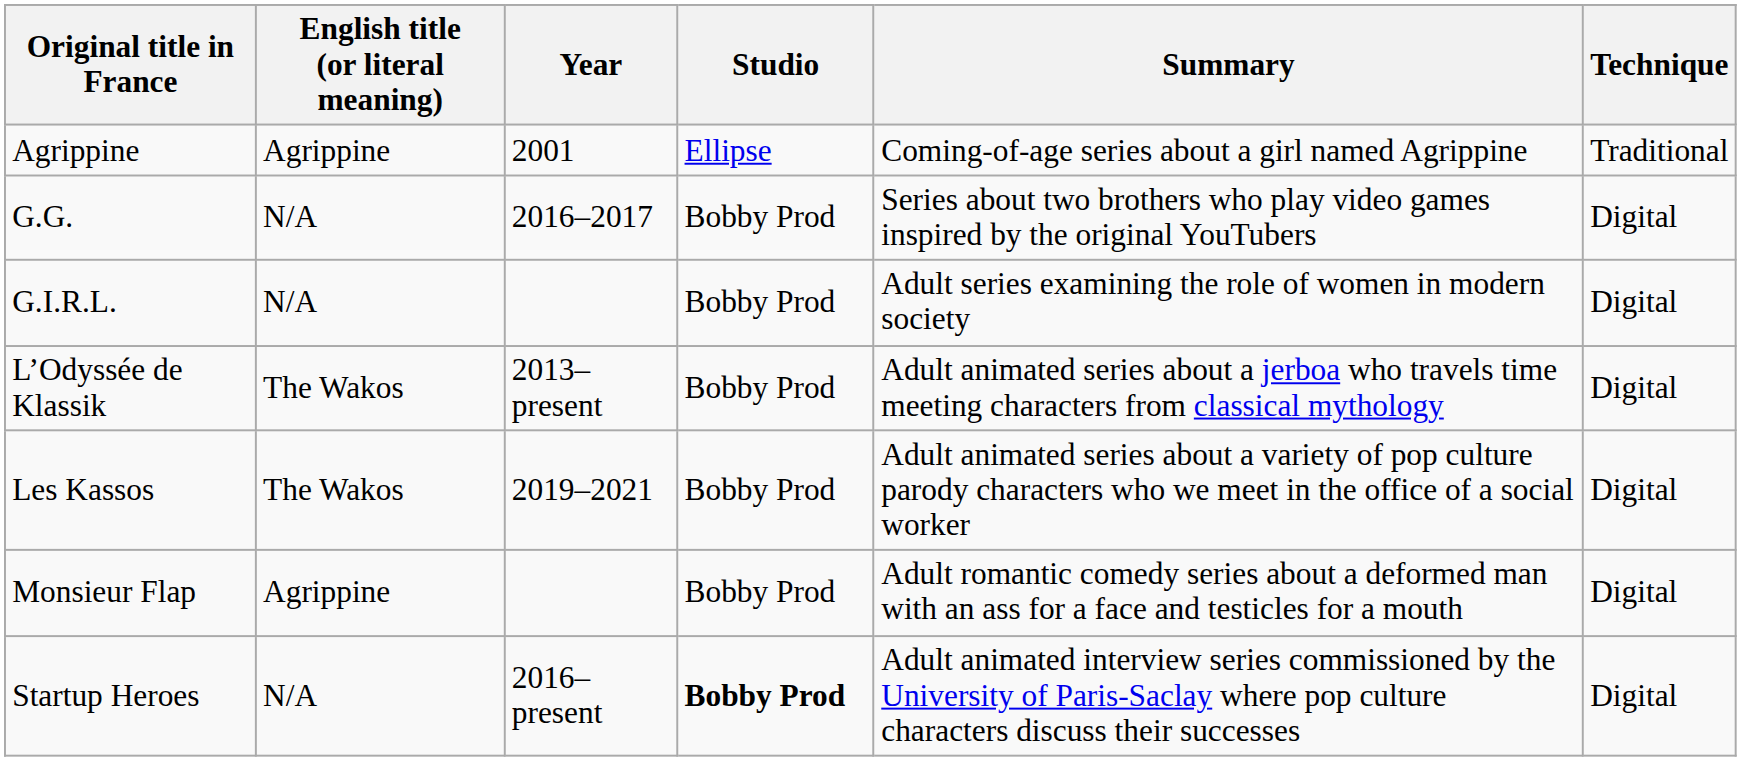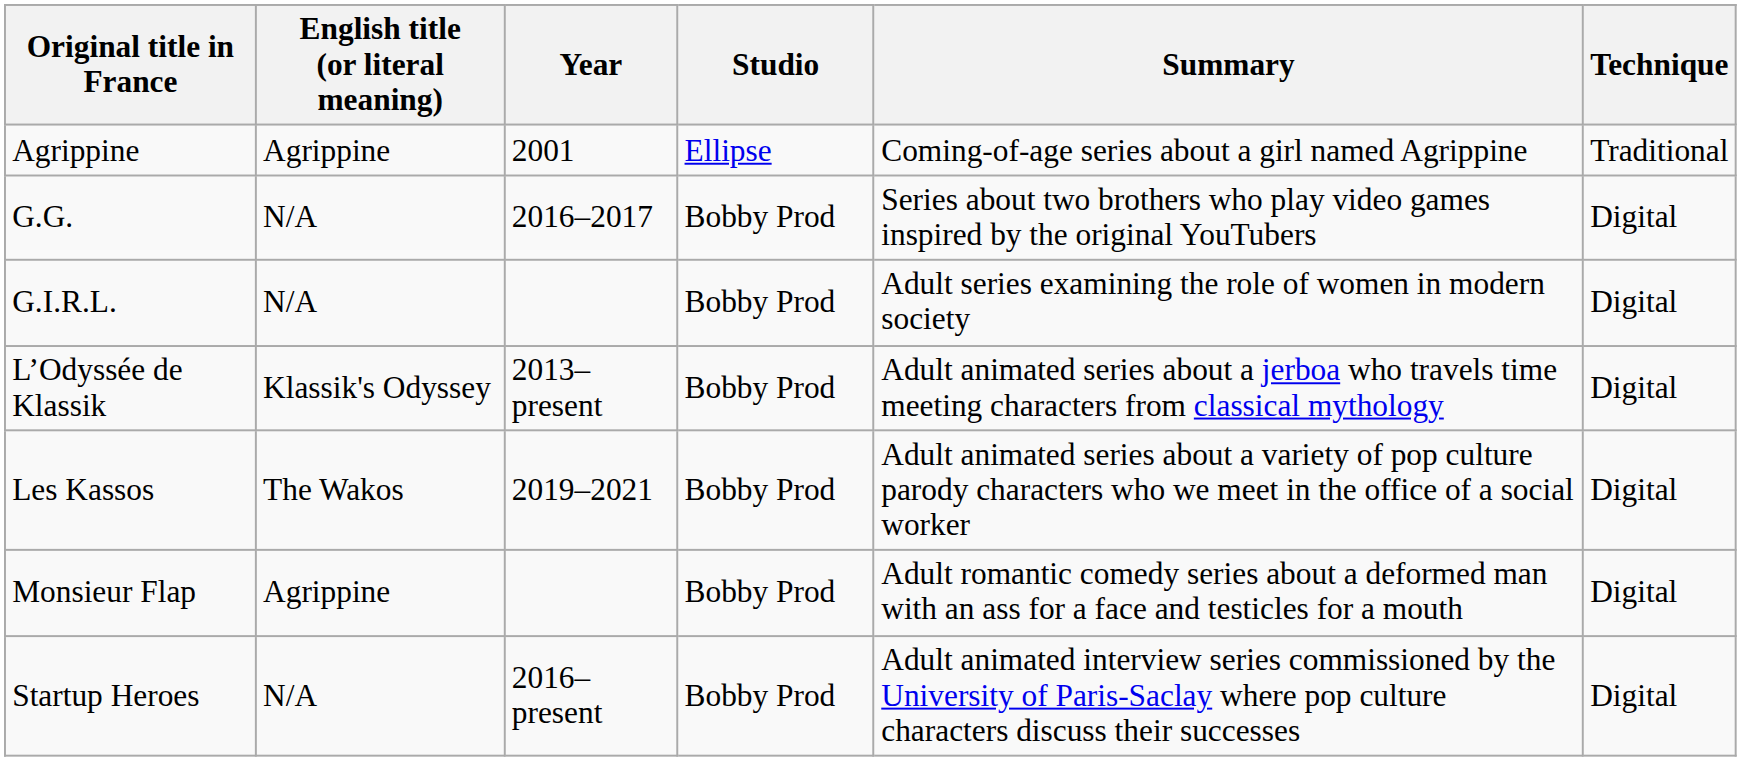(333, 387) The Wakos -> (377, 387) Klassik's Odyssey
(765, 695) bold -> (760, 695) normal
